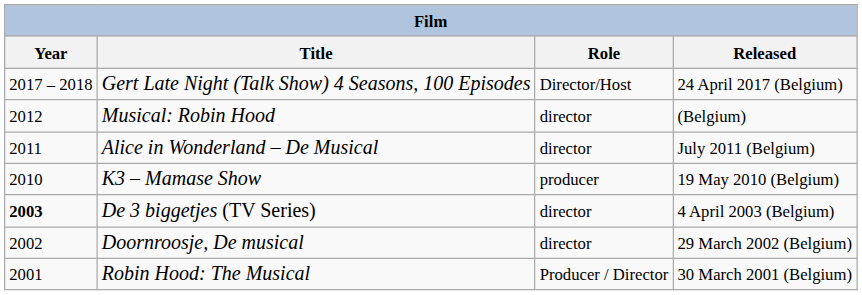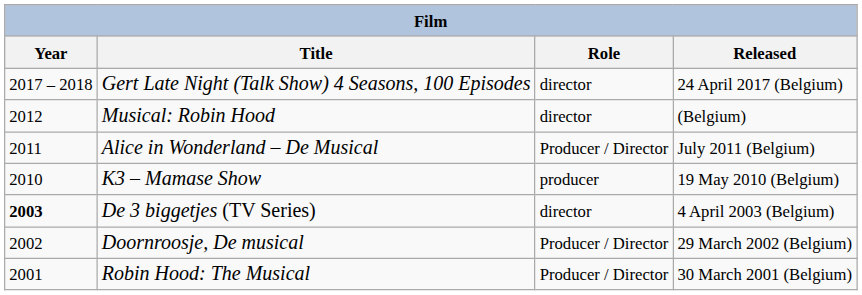(585, 85) Director/Host -> (566, 85) director
(566, 148) director -> (604, 148) Producer / Director
(566, 243) director -> (604, 243) Producer / Director
